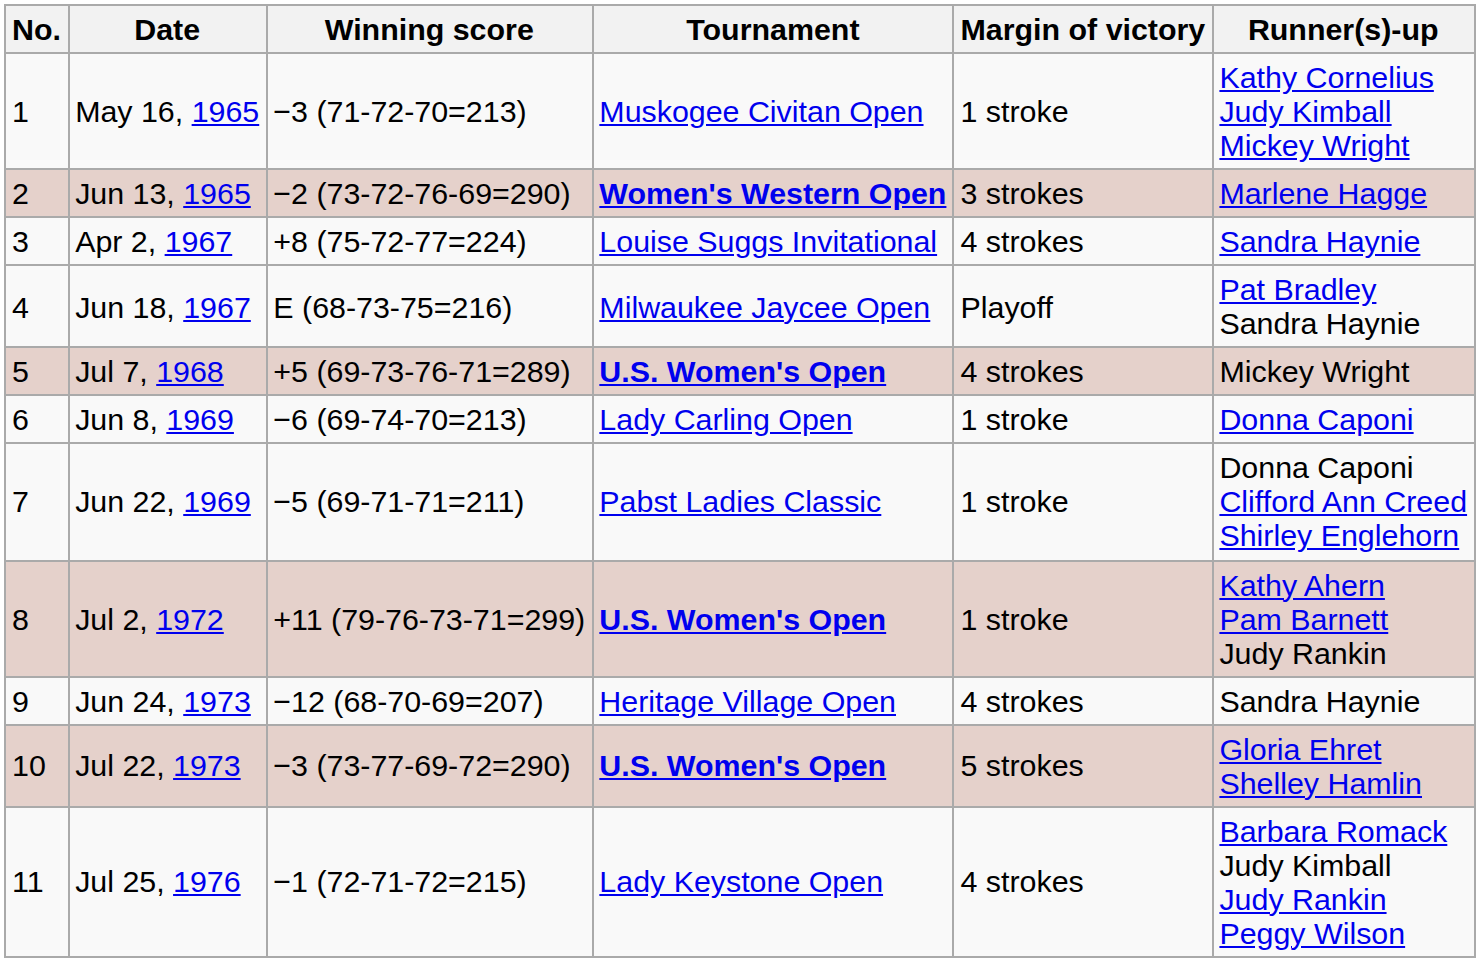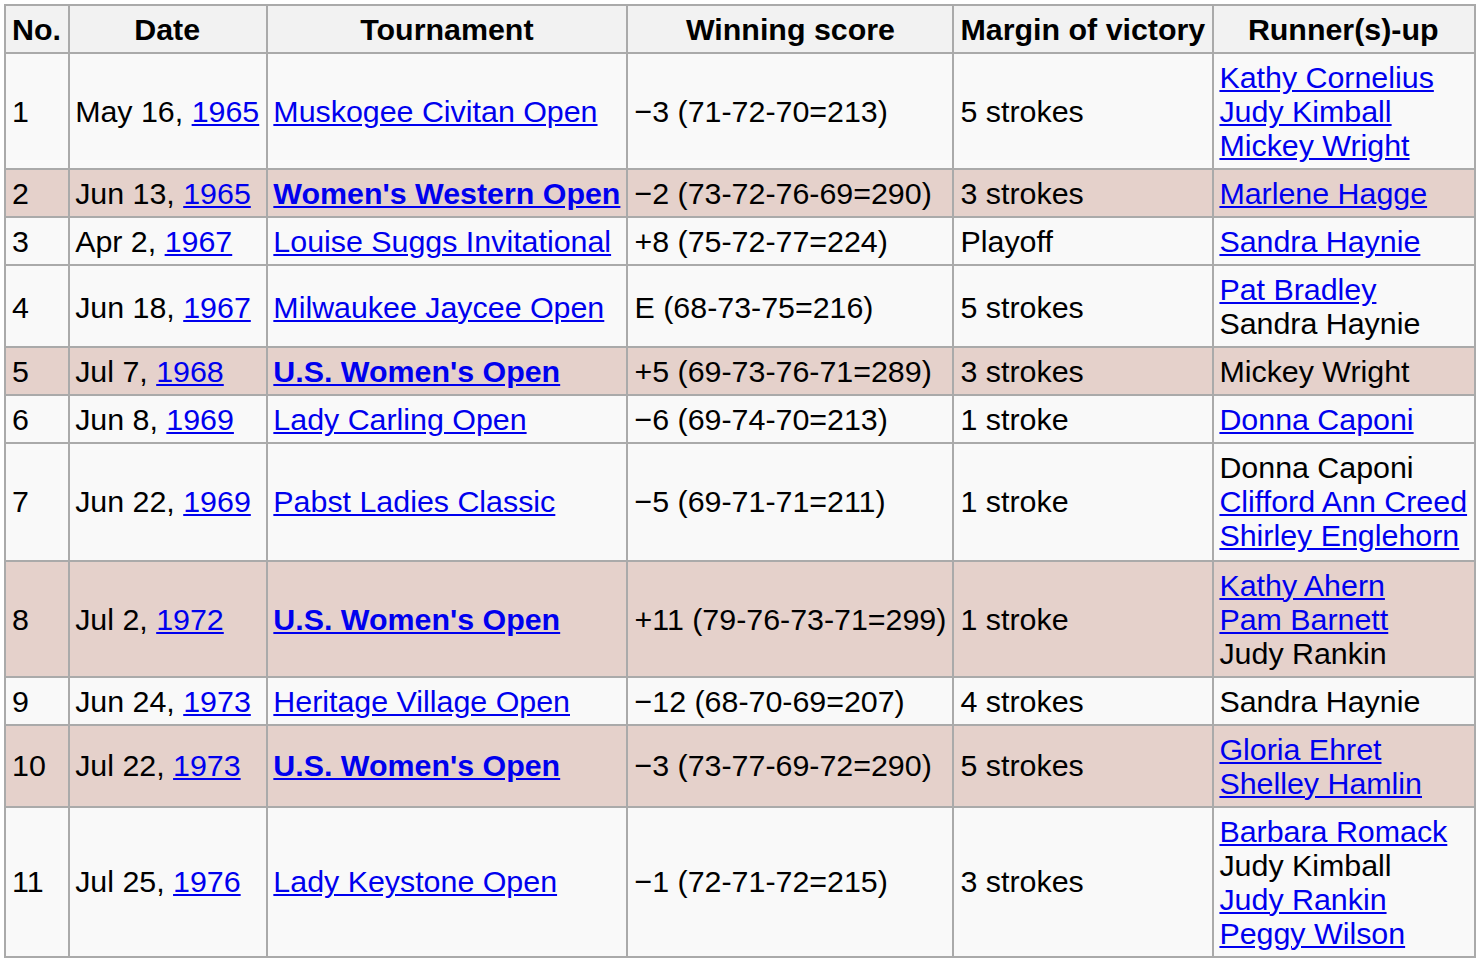columns swapped: (773, 29) <-> (429, 29)
(1015, 111) 1 stroke -> (1022, 111) 5 strokes
(1022, 242) 4 strokes -> (1007, 242) Playoff
(1007, 307) Playoff -> (1022, 307) 5 strokes
(1022, 372) 4 strokes -> (1022, 372) 3 strokes
(1022, 882) 4 strokes -> (1022, 882) 3 strokes
